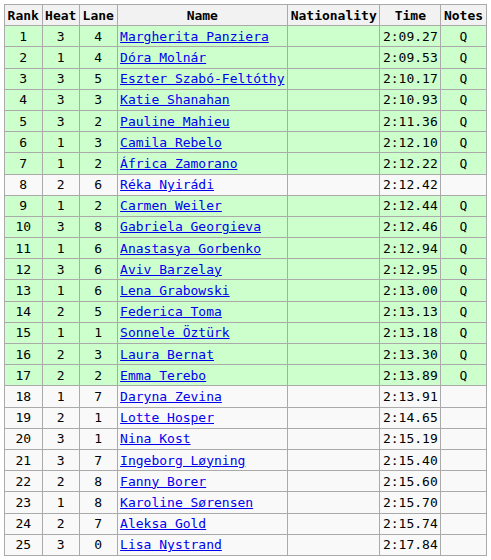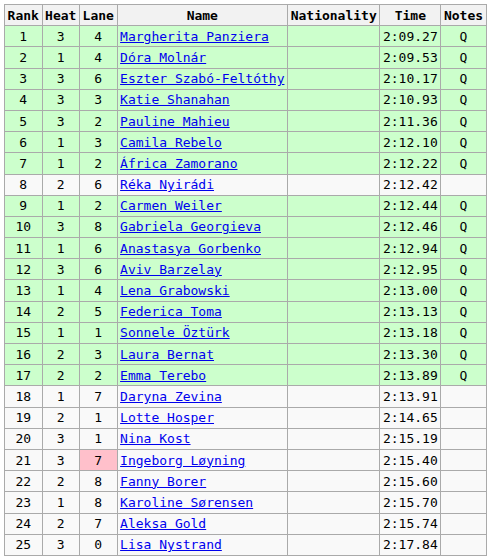(98, 79) 5 -> (98, 79) 6
(98, 291) 6 -> (98, 291) 4
(98, 460) no background -> (98, 460) pink background
